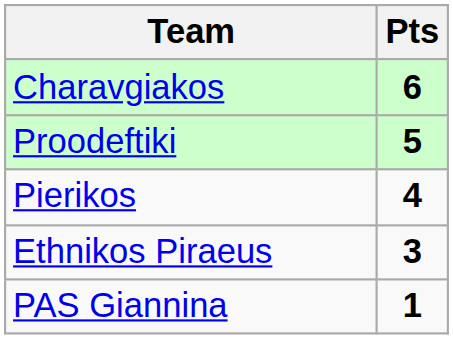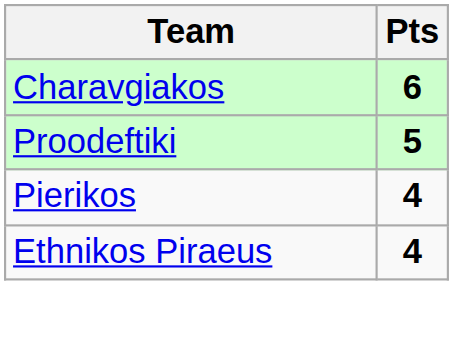(412, 251) 3 -> (412, 251) 4
- row: (120, 305)
